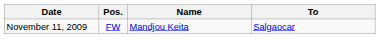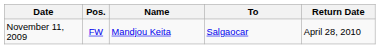+ column: (338, 12)
